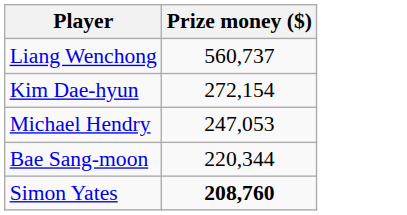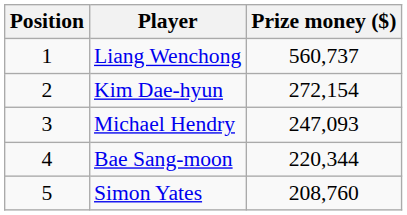+ column: (47, 21)
(239, 124) 247,053 -> (324, 124) 247,093
(239, 192) bold -> (324, 192) normal
